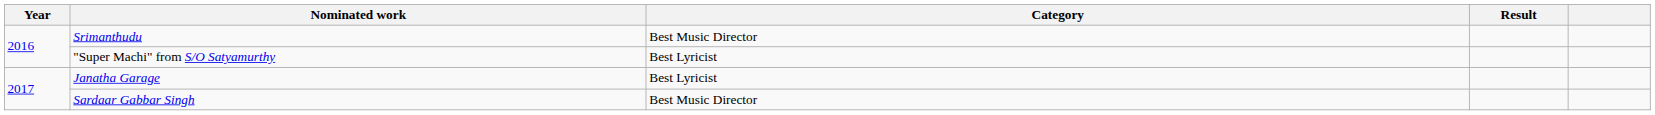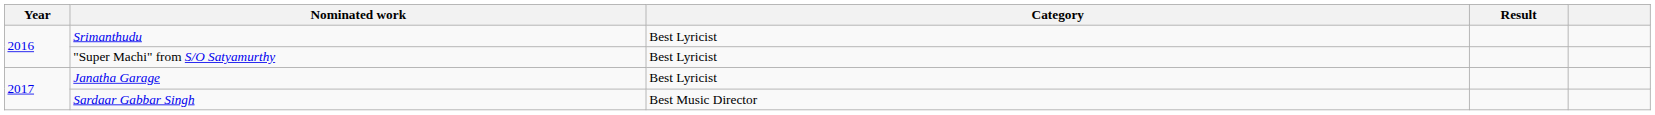(703, 36) Best Music Director -> (683, 36) Best Lyricist
